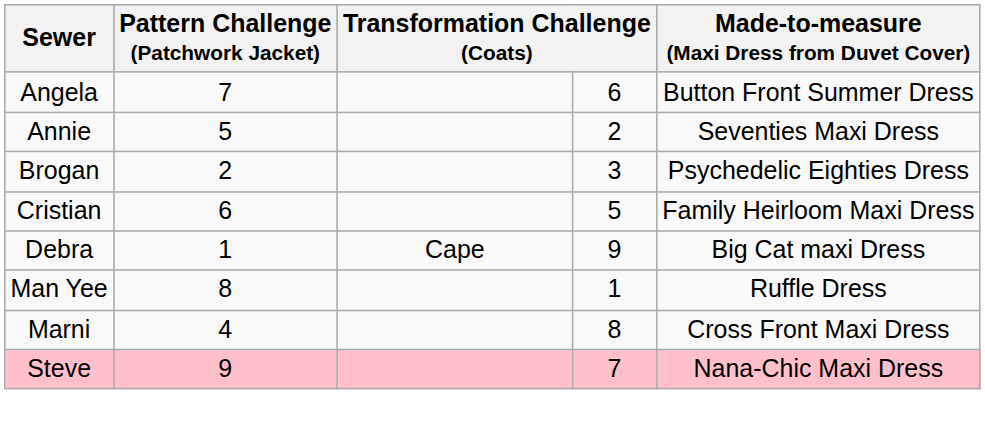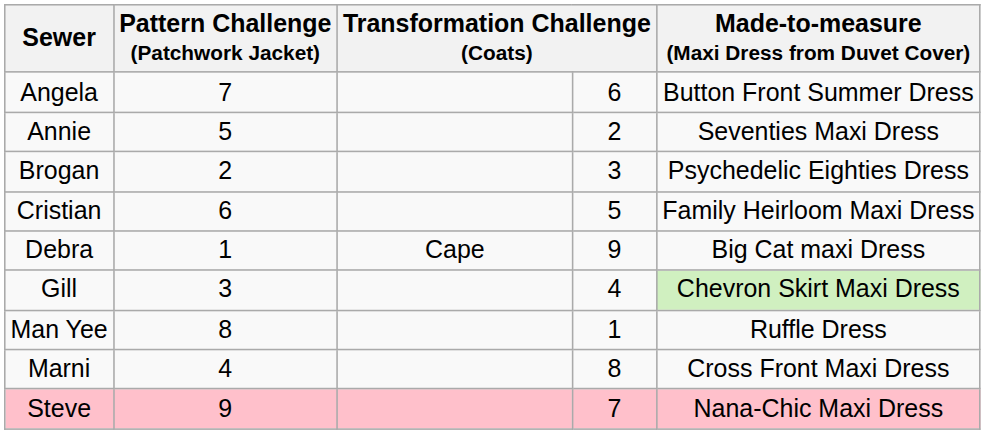+ row: (59, 289)
